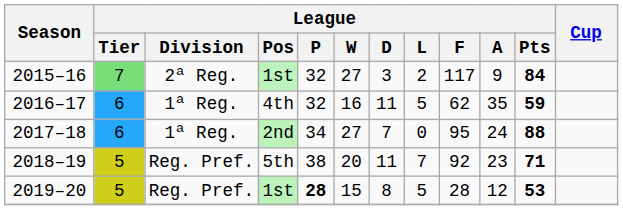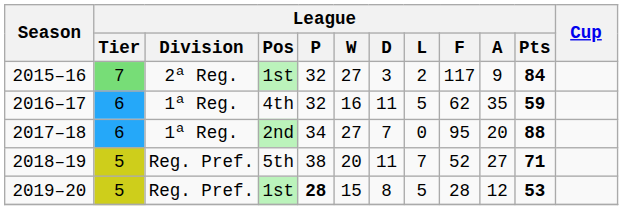(497, 133) 24 -> (497, 133) 20
(460, 162) 92 -> (460, 162) 52
(497, 162) 23 -> (497, 162) 27
